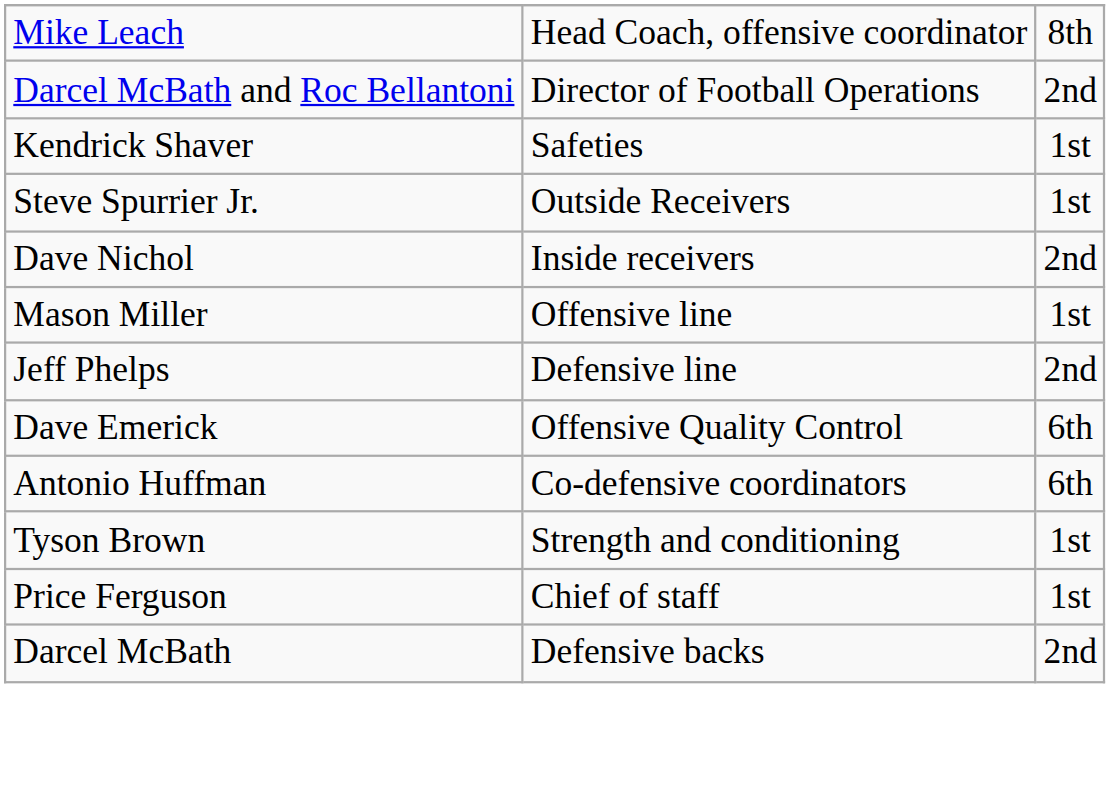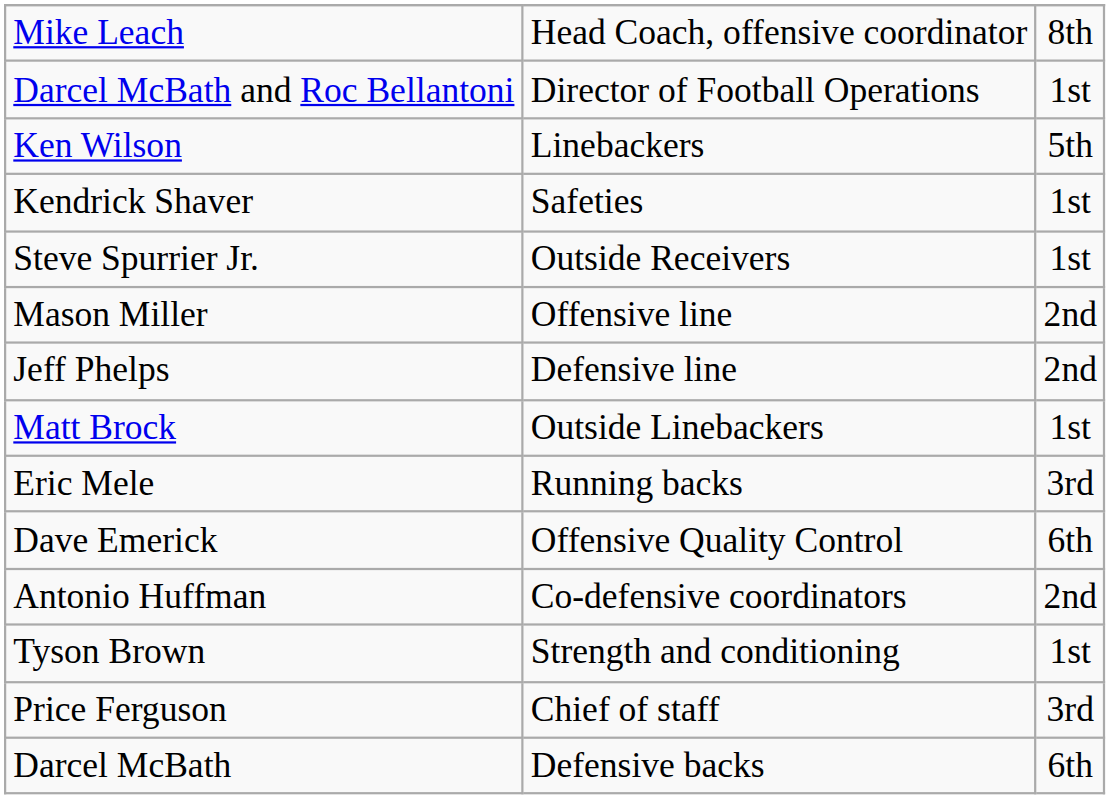(1070, 88) 2nd -> (1070, 88) 1st
+ row: (98, 145)
- row: (104, 257)
(1070, 314) 1st -> (1070, 314) 2nd
+ row: (95, 426)
+ row: (84, 483)
(1070, 483) 6th -> (1070, 595) 2nd
(1070, 595) 1st -> (1070, 708) 3rd
(1070, 652) 2nd -> (1070, 764) 6th
